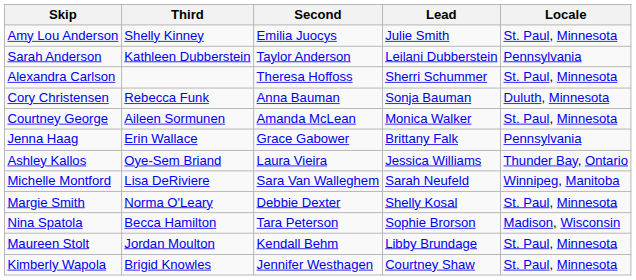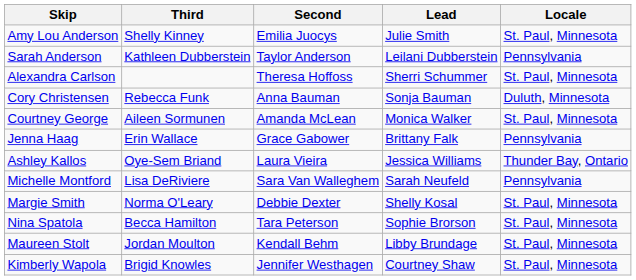(562, 181) Winnipeg, Manitoba -> (543, 181) Pennsylvania
(562, 222) Madison, Wisconsin -> (560, 222) St. Paul, Minnesota
